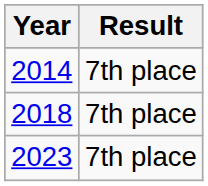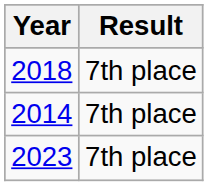rows swapped: (42, 69) <-> (42, 113)
